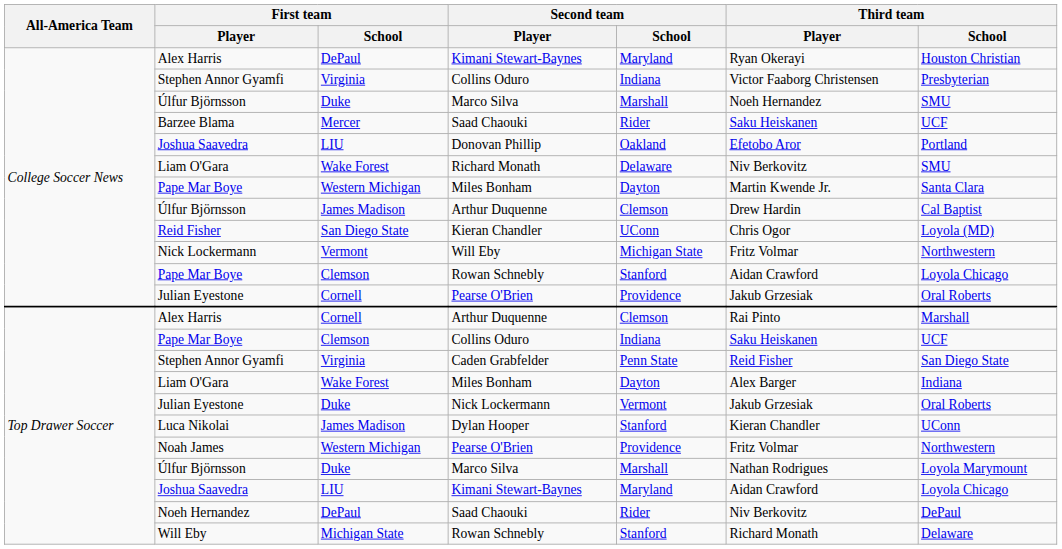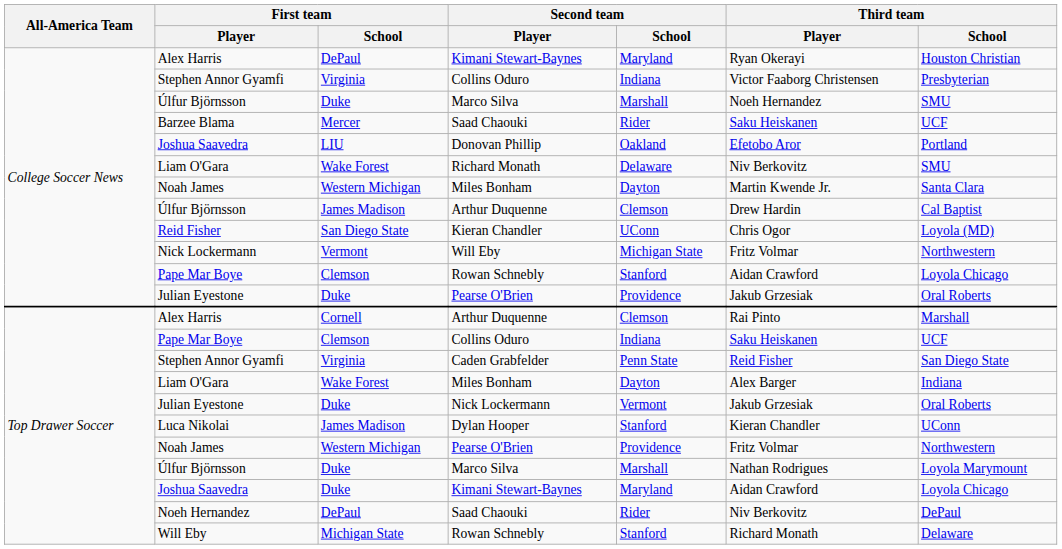(200, 187) Pape Mar Boye -> (191, 187) Noah James
(341, 295) Cornell -> (336, 295) Duke
(332, 490) LIU -> (336, 490) Duke
